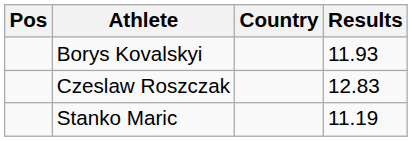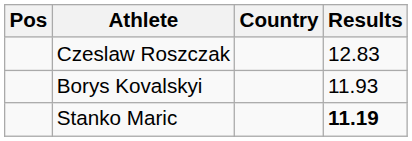rows swapped: (143, 86) <-> (130, 53)
(353, 119) normal -> (353, 119) bold
